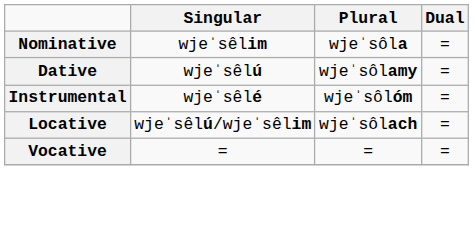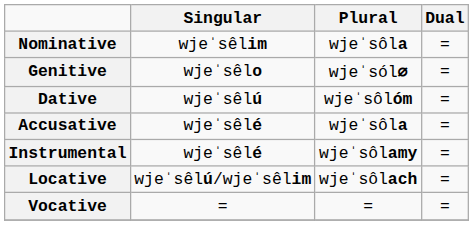+ row: (68, 72)
(368, 71) wjeˈsôlamy -> (368, 99) wjeˈsôlóm
+ row: (68, 126)
(368, 98) wjeˈsôlóm -> (368, 153) wjeˈsôlamy
